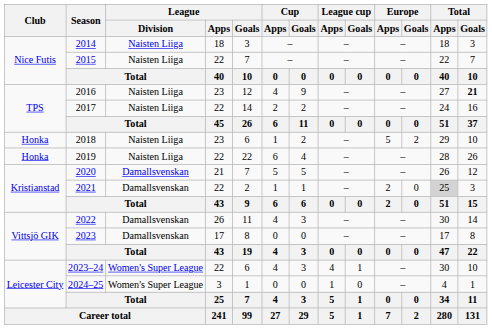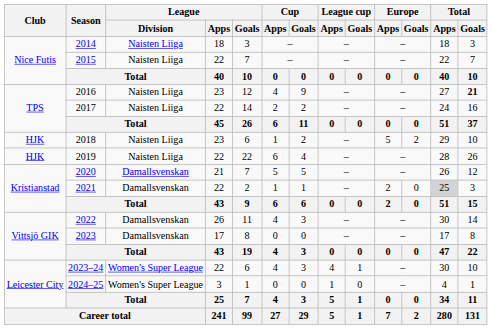(35, 140) Honka -> (35, 140) HJK
(35, 156) Honka -> (35, 156) HJK
